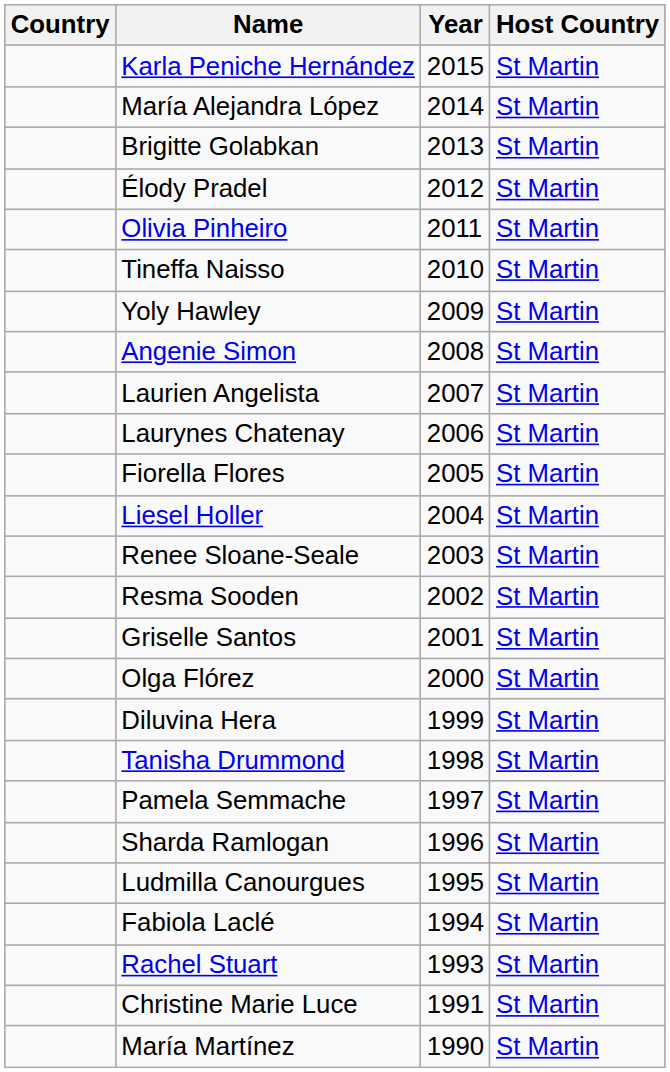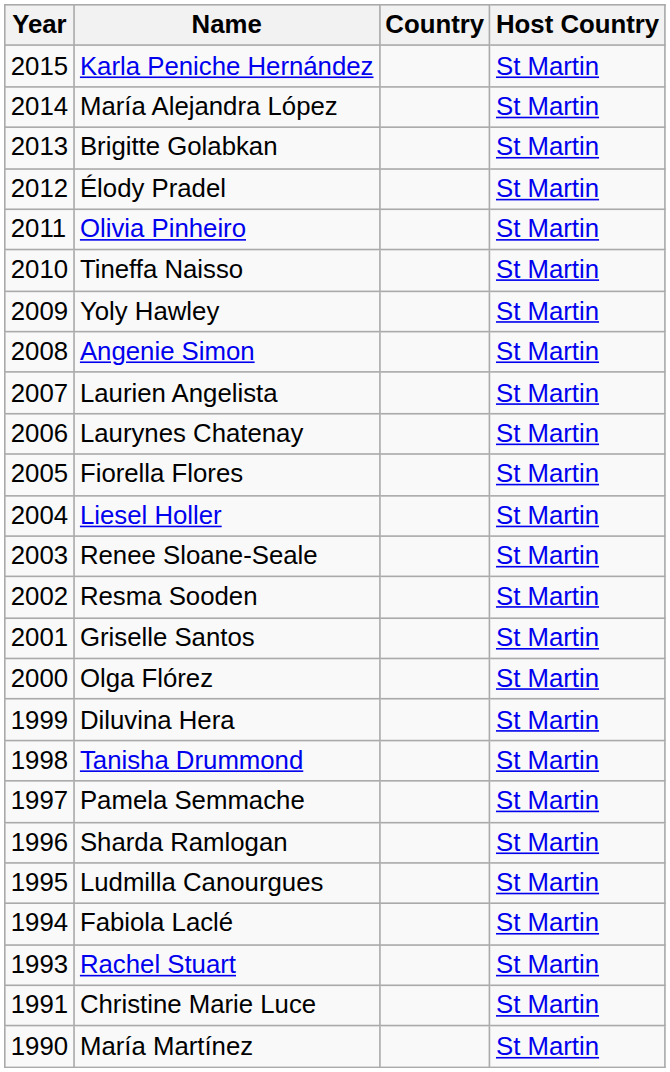columns swapped: (455, 24) <-> (60, 24)
